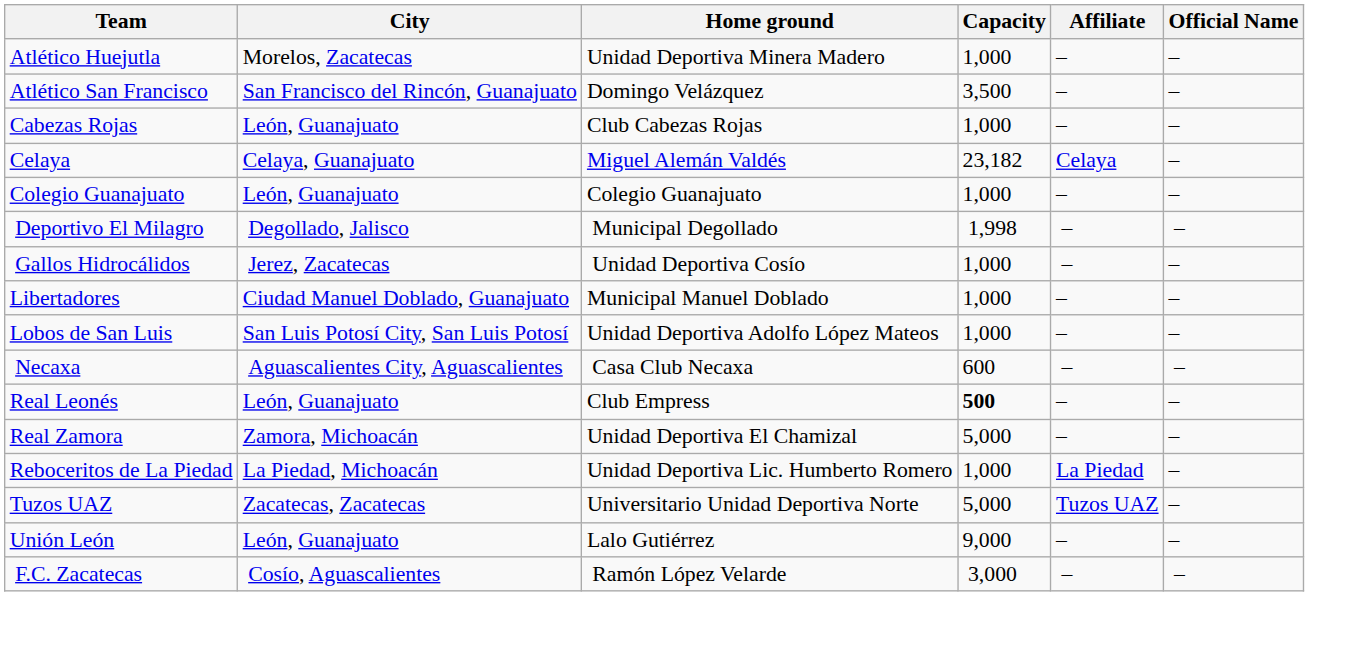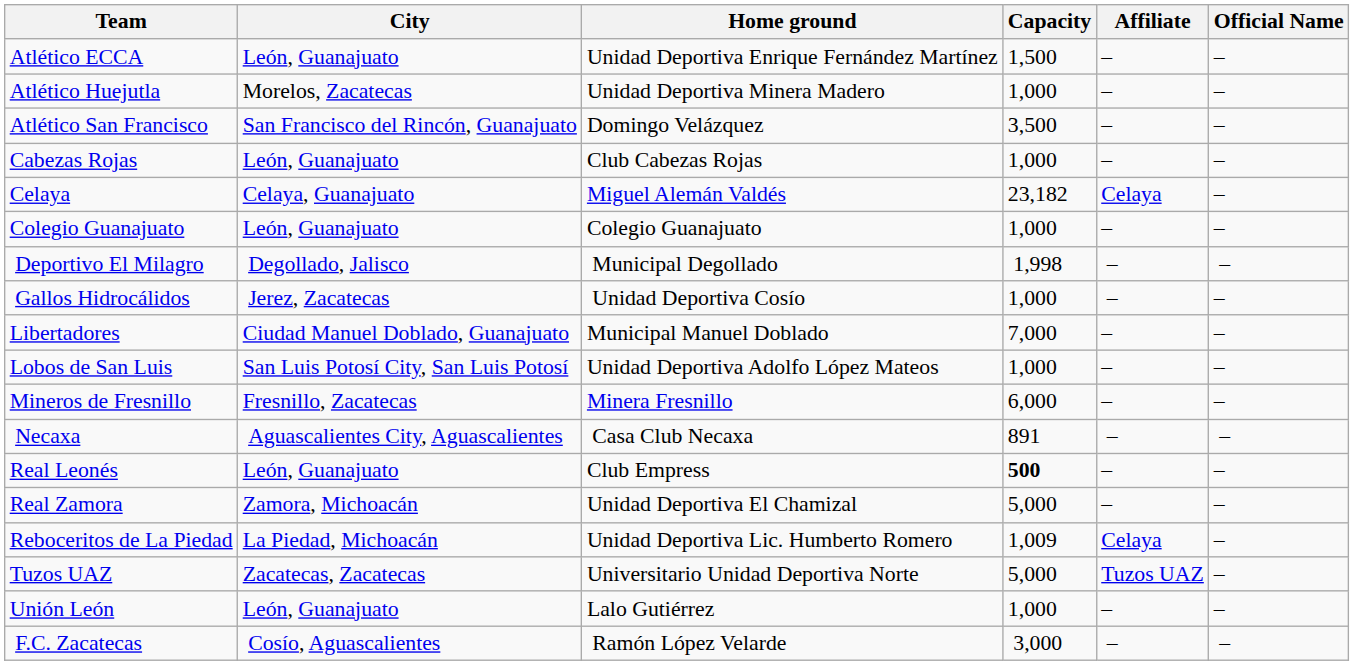+ row: (76, 56)
(987, 297) 1,000 -> (1032, 332) 7,000
+ row: (100, 401)
(979, 366) 600 -> (1024, 435) 891
(987, 470) 1,000 -> (1032, 539) 1,009
(1100, 470) La Piedad -> (1131, 539) Celaya
(987, 539) 9,000 -> (1032, 608) 1,000
